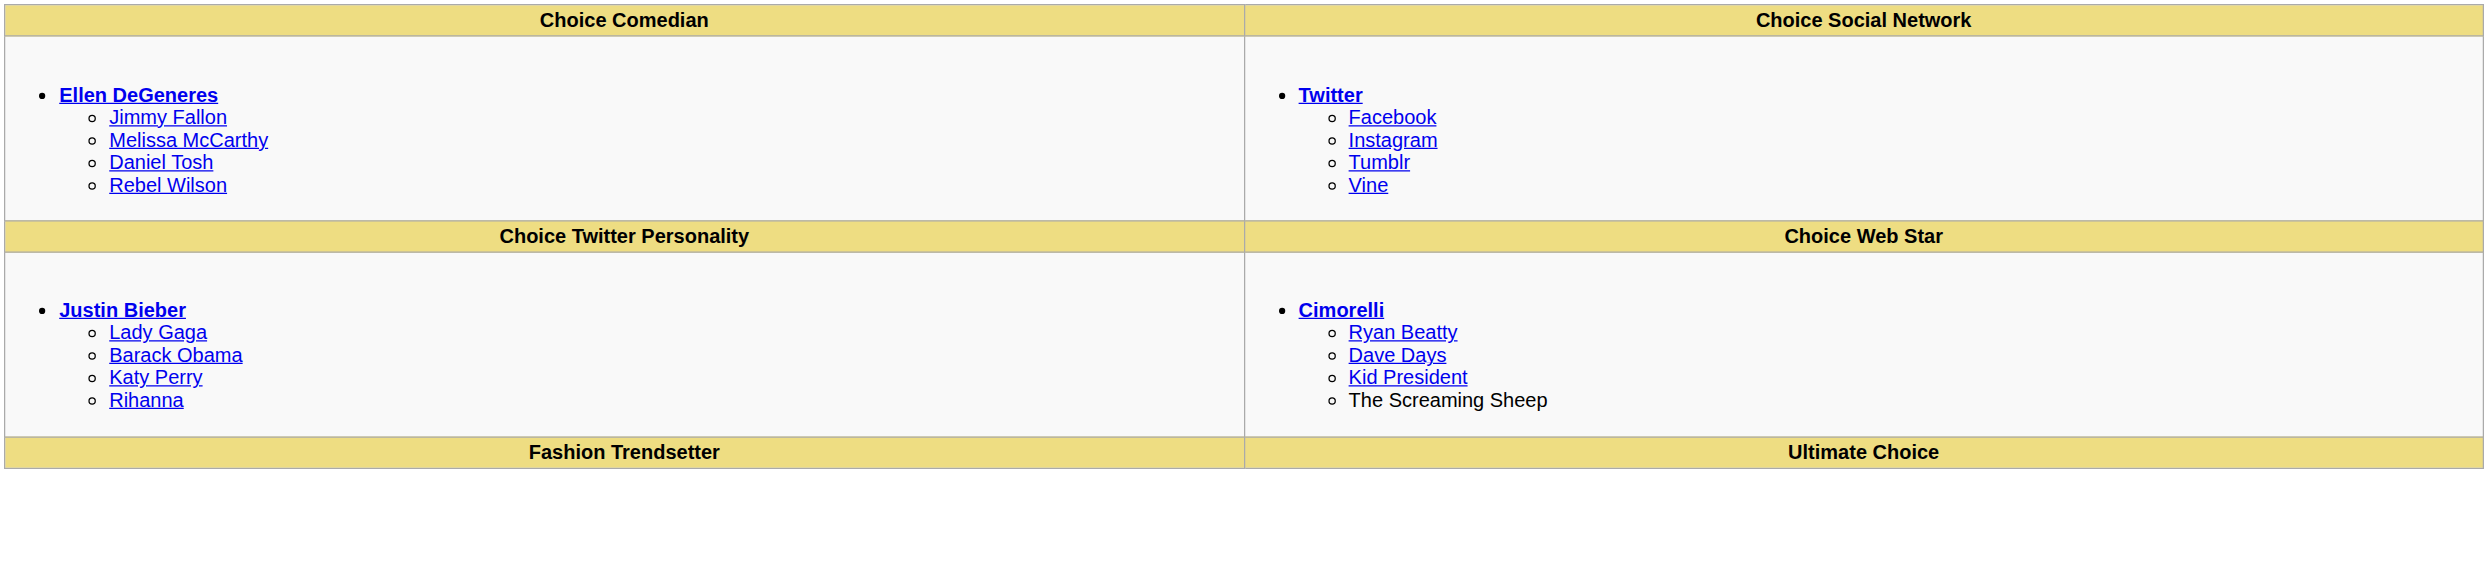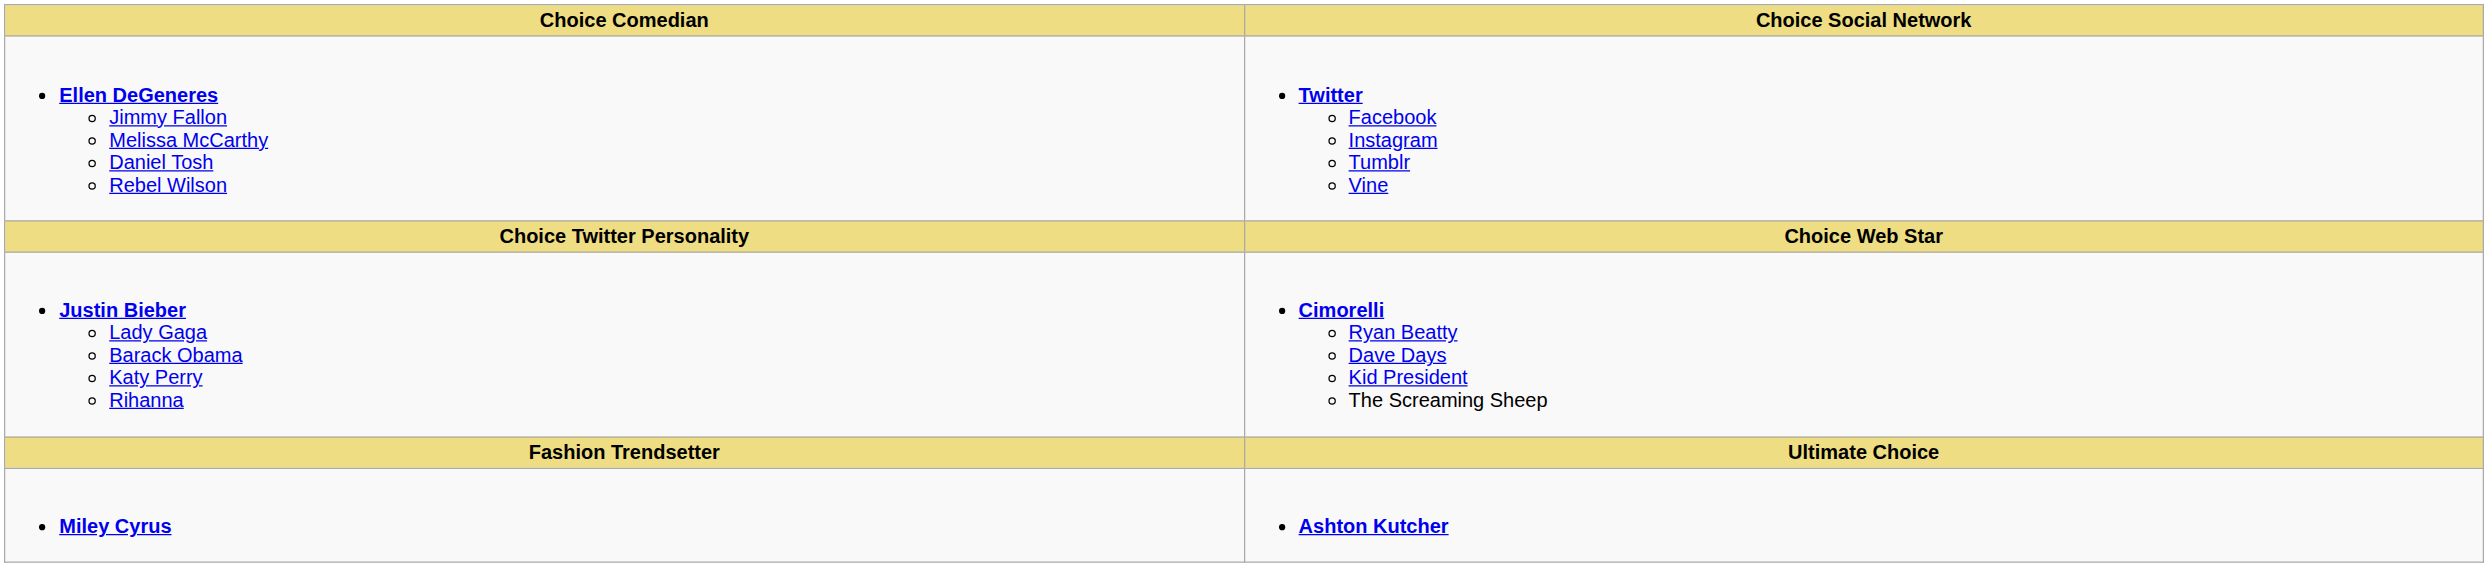+ row: (624, 527)
